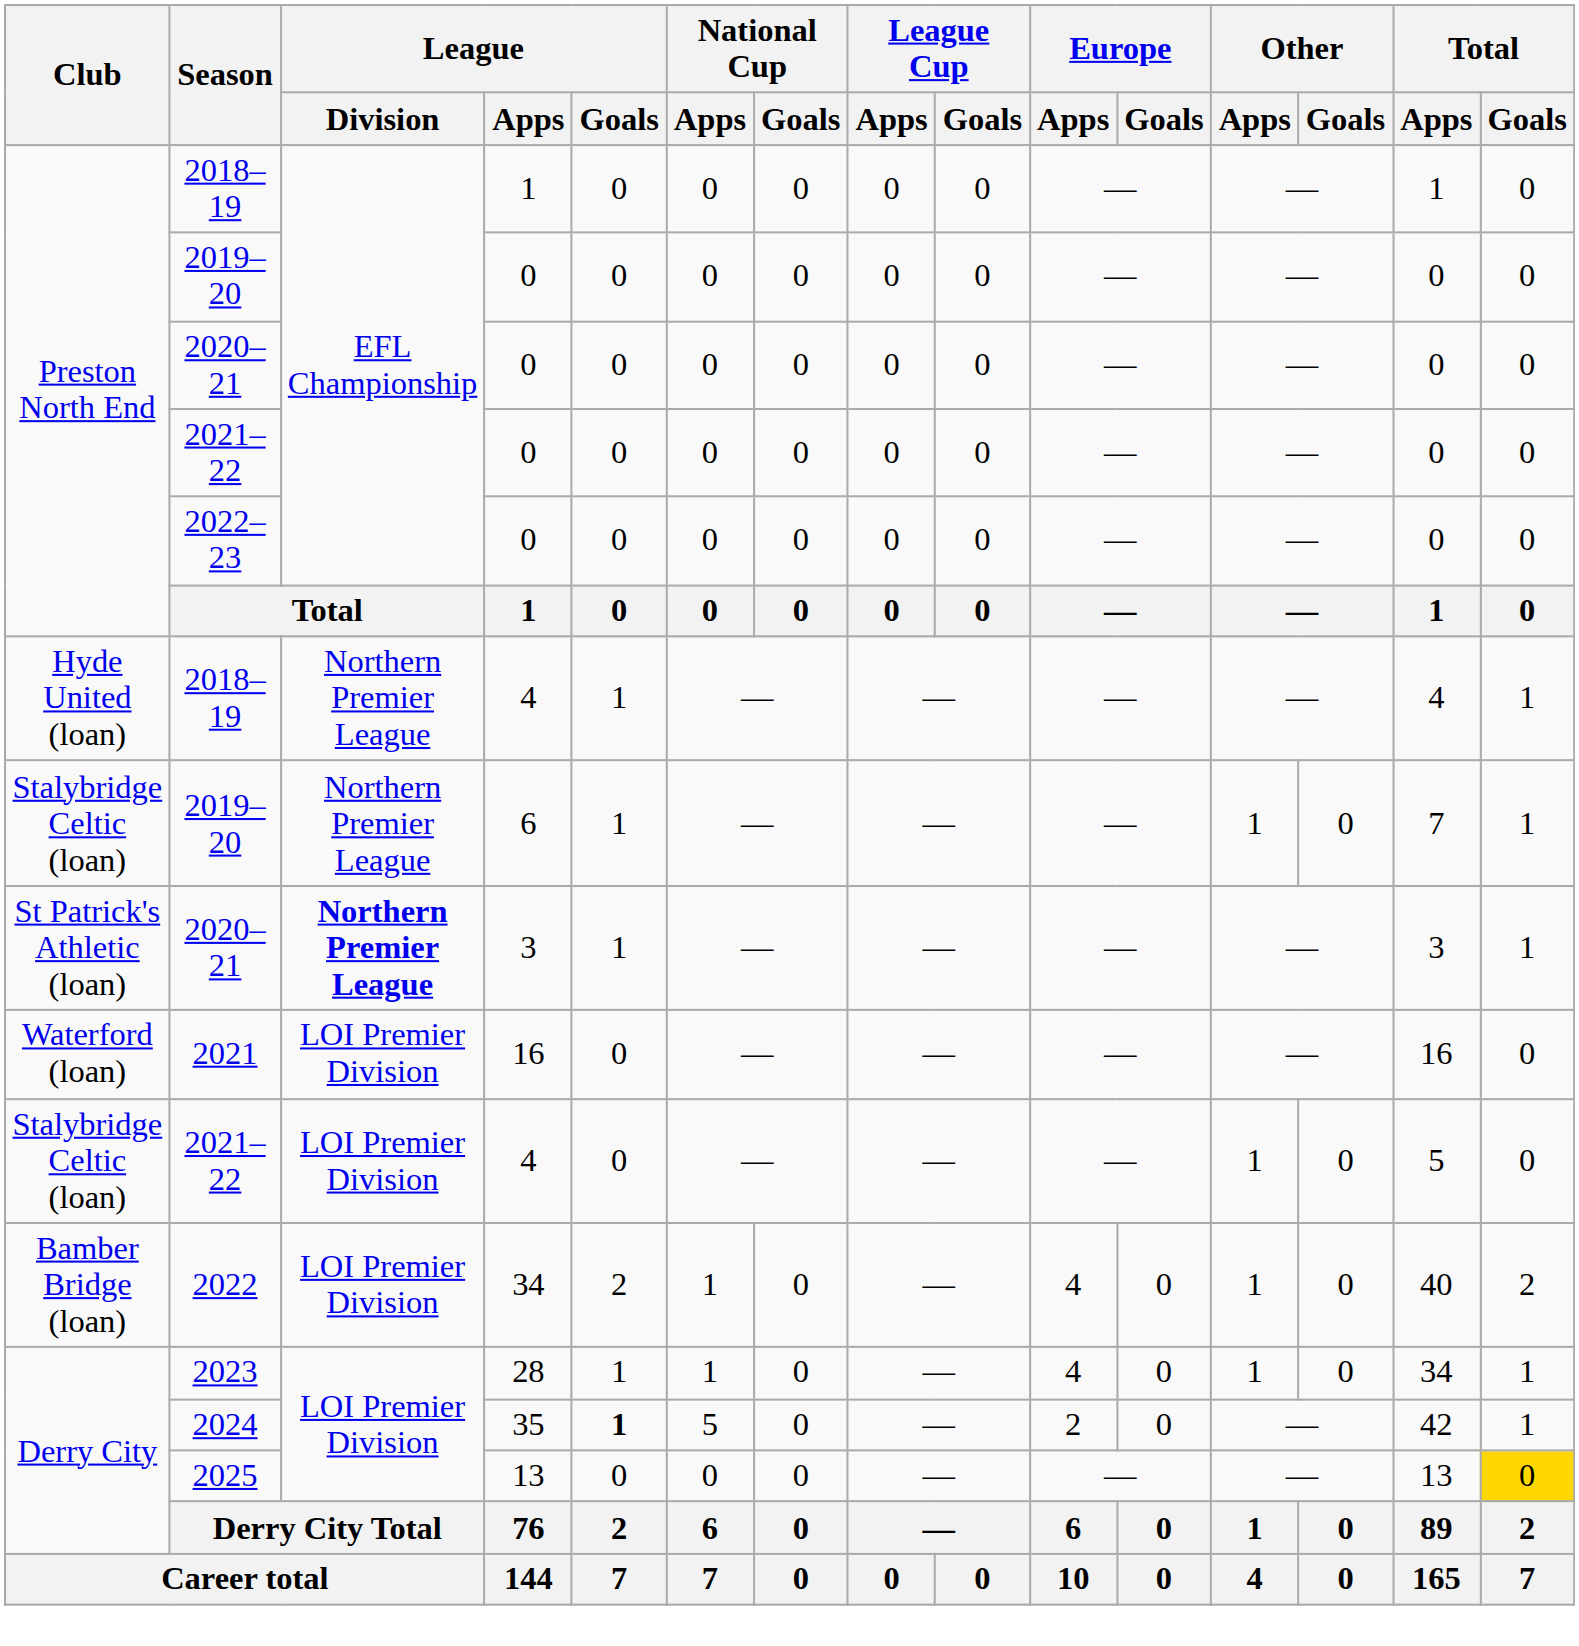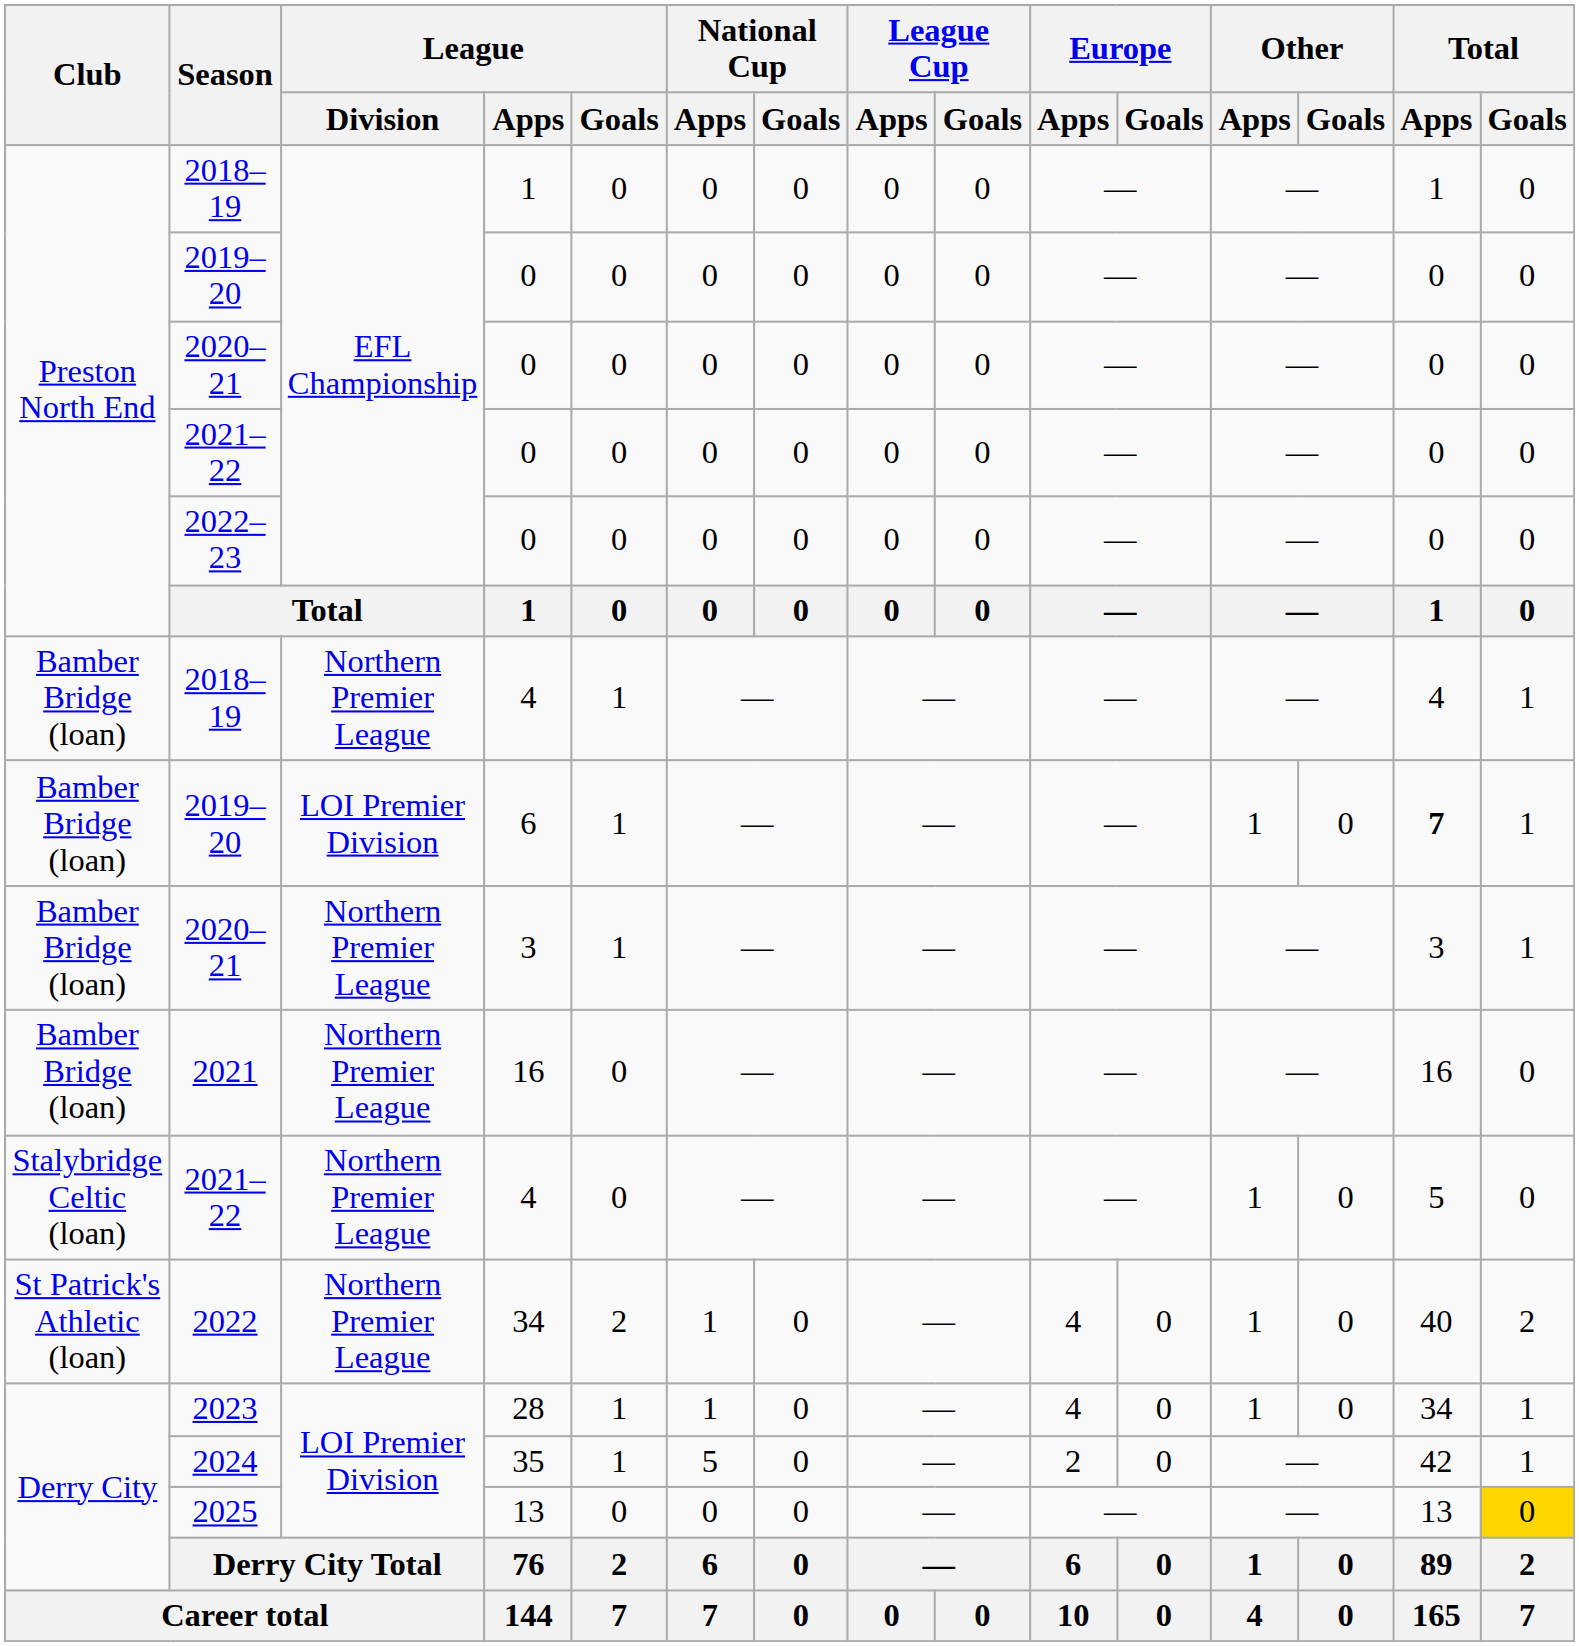(87, 698) Hyde United (loan) -> (87, 698) Bamber Bridge (loan)
(87, 822) Stalybridge Celtic (loan) -> (87, 822) Bamber Bridge (loan)
(383, 822) Northern Premier League -> (383, 822) LOI Premier Division
(1436, 822) normal -> (1436, 822) bold
(87, 947) St Patrick's Athletic (loan) -> (87, 947) Bamber Bridge (loan)
(383, 947) bold -> (383, 947) normal
(87, 1053) Waterford (loan) -> (87, 1071) Bamber Bridge (loan)
(383, 1053) LOI Premier Division -> (383, 1071) Northern Premier League
(383, 1159) LOI Premier Division -> (383, 1196) Northern Premier League
(87, 1284) Bamber Bridge (loan) -> (87, 1321) St Patrick's Athletic (loan)
(383, 1284) LOI Premier Division -> (383, 1321) Northern Premier League
(619, 1424) bold -> (619, 1460) normal
